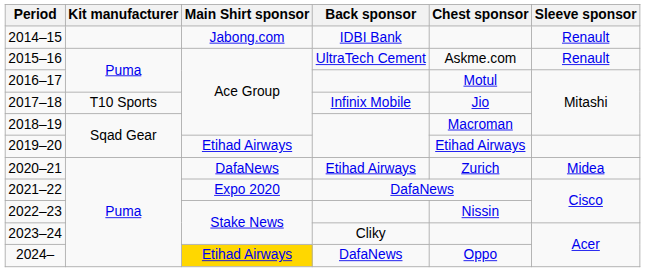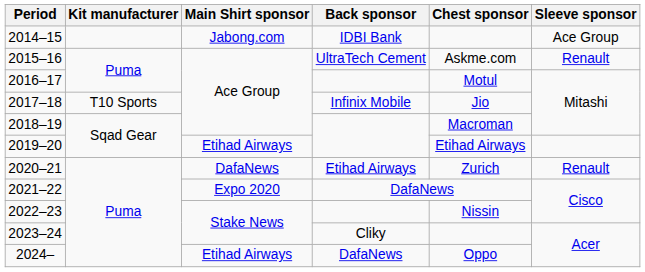(586, 37) Renault -> (586, 37) Ace Group
(586, 168) Midea -> (586, 168) Renault
(247, 255) gold background -> (247, 255) no background
